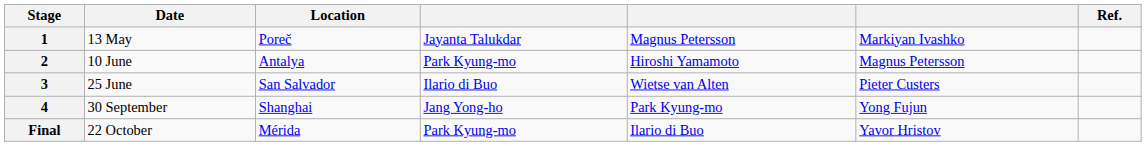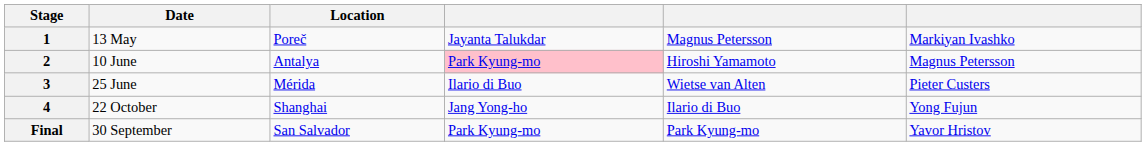- column: (1110, 15)
(470, 61) no background -> (494, 61) pink background
(297, 84) San Salvador -> (294, 84) Mérida
(127, 107) 30 September -> (125, 107) 22 October
(676, 107) Park Kyung-mo -> (704, 107) Ilario di Buo
(120, 130) 22 October -> (132, 130) 30 September
(280, 130) Mérida -> (312, 130) San Salvador
(667, 130) Ilario di Buo -> (713, 130) Park Kyung-mo
